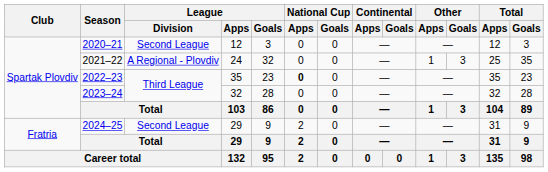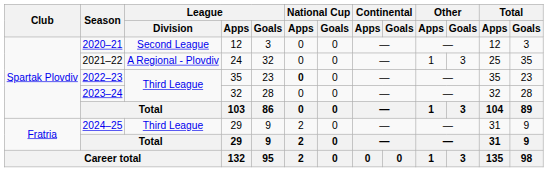(173, 126) Second League -> (173, 126) Third League
